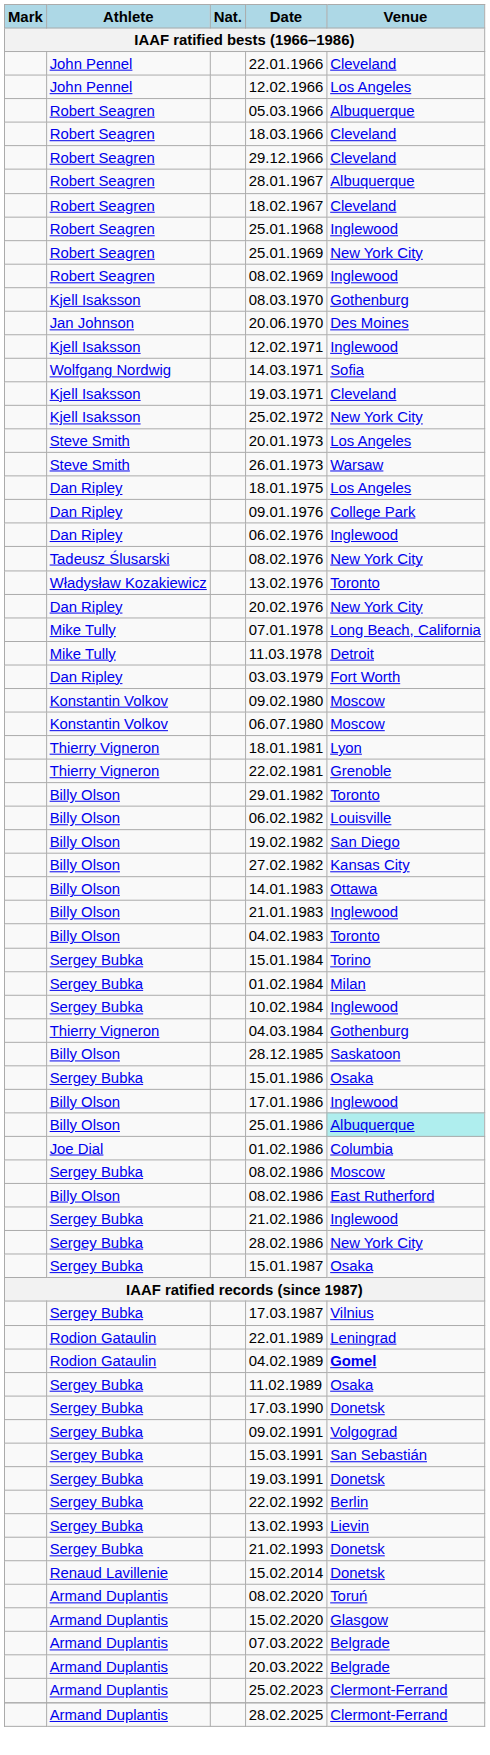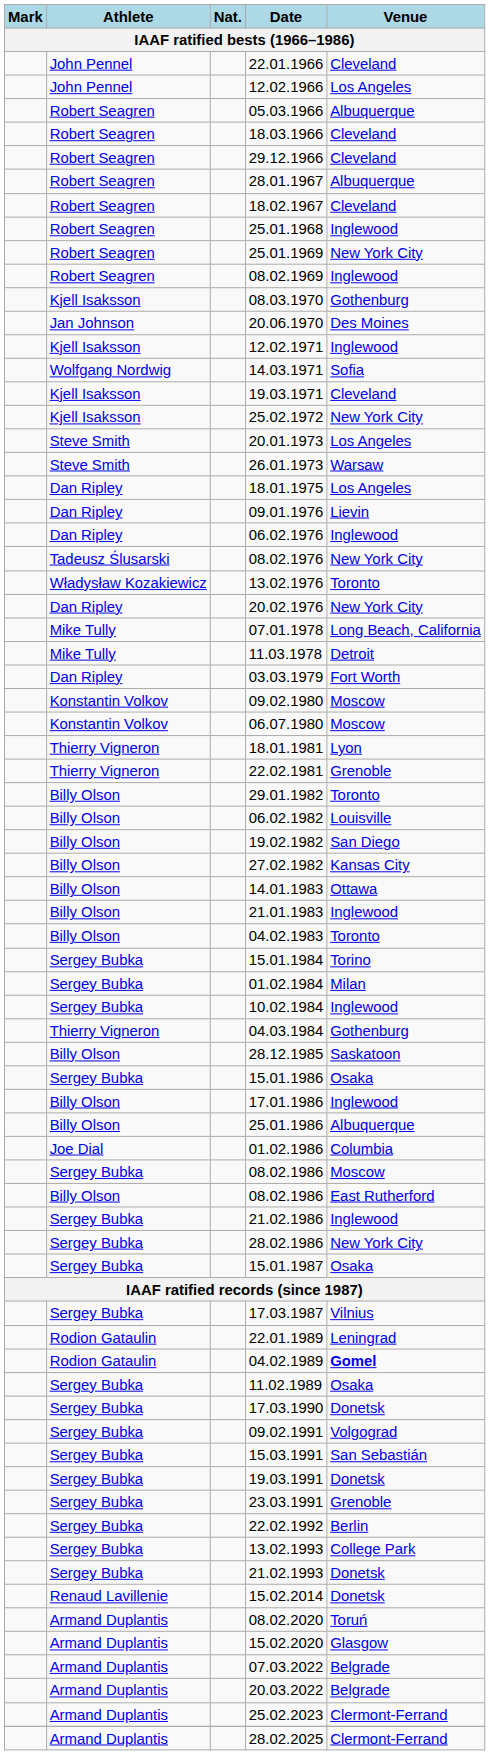(373, 512) College Park -> (350, 512) Lievin
(372, 1125) paleturquoise background -> (372, 1125) no background
+ row: (96, 1502)
(350, 1526) Lievin -> (373, 1549) College Park
